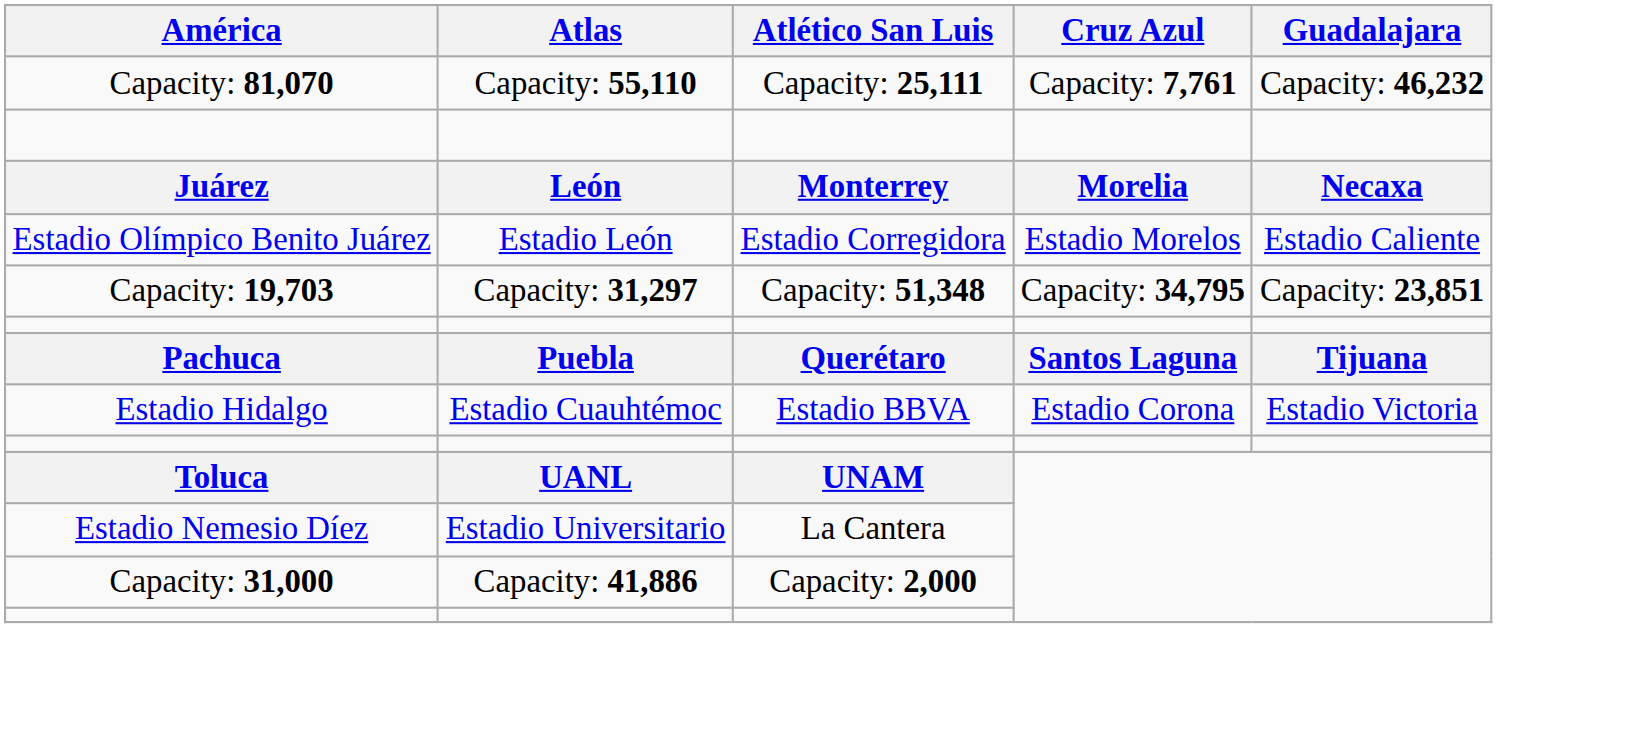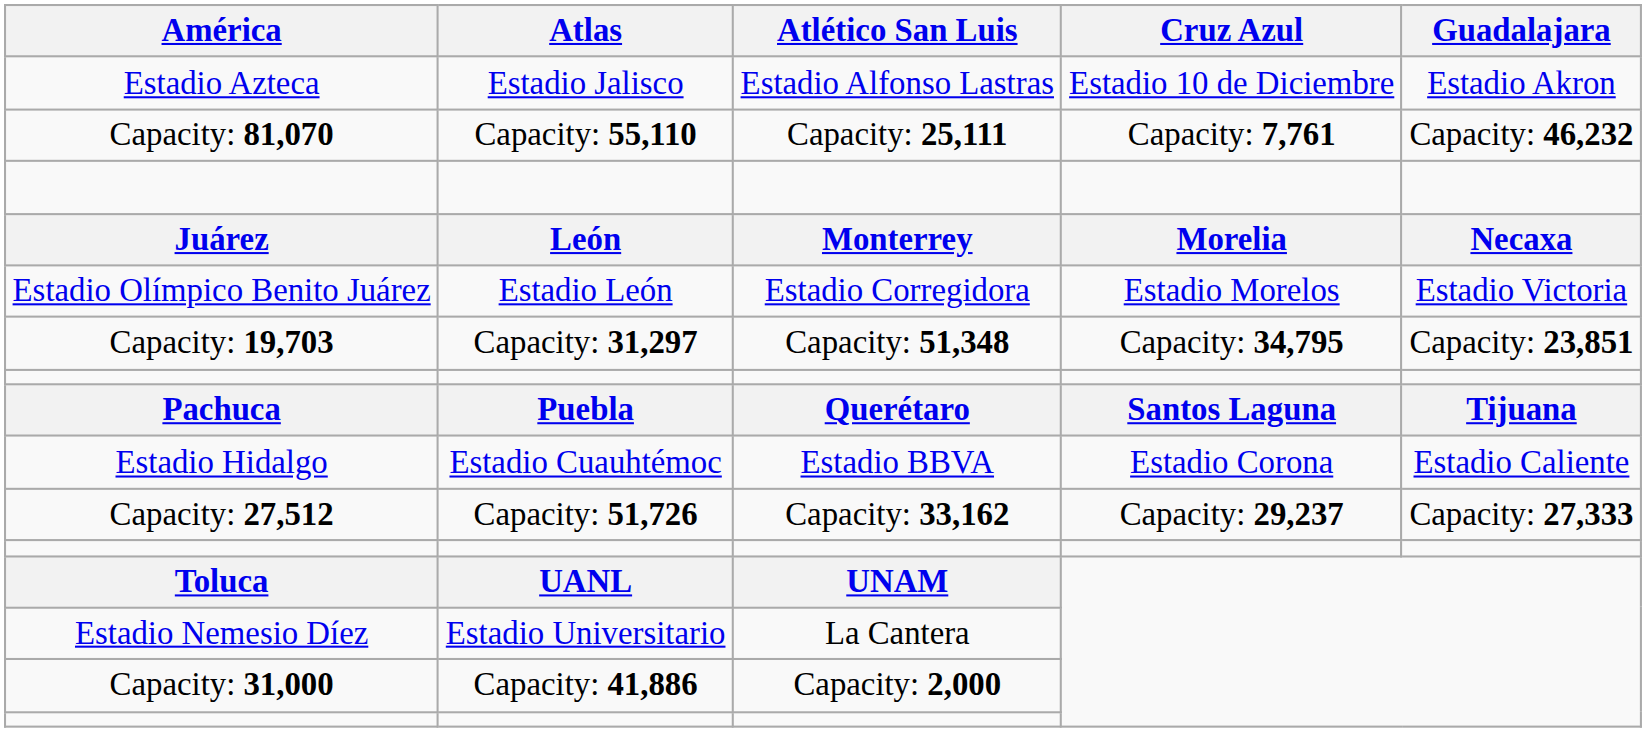+ row: (222, 82)
(1372, 238) Estadio Caliente -> (1521, 290) Estadio Victoria
(1372, 409) Estadio Victoria -> (1521, 461) Estadio Caliente
+ row: (222, 513)
